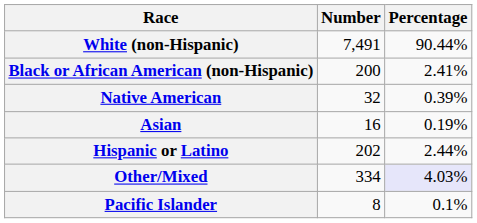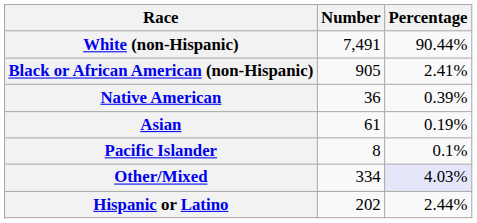(368, 71) 200 -> (368, 71) 905
(372, 97) 32 -> (372, 97) 36
(372, 124) 16 -> (372, 124) 61
rows swapped: (161, 204) <-> (161, 151)
